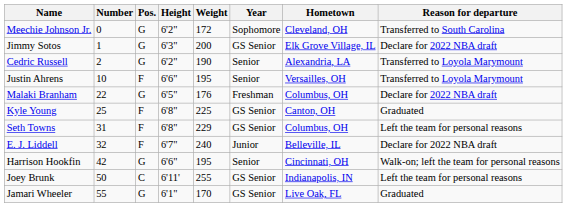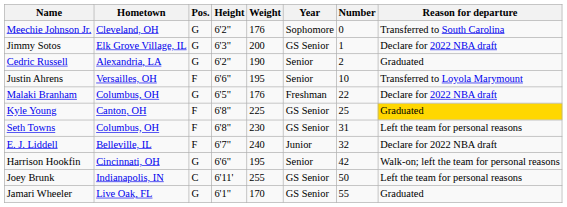columns swapped: (115, 12) <-> (330, 12)
(204, 29) 172 -> (257, 29) 176
(452, 62) Transferred to Loyola Marymount -> (402, 62) Graduated
(402, 111) no background -> (402, 111) gold background
(204, 128) 229 -> (257, 128) 230
